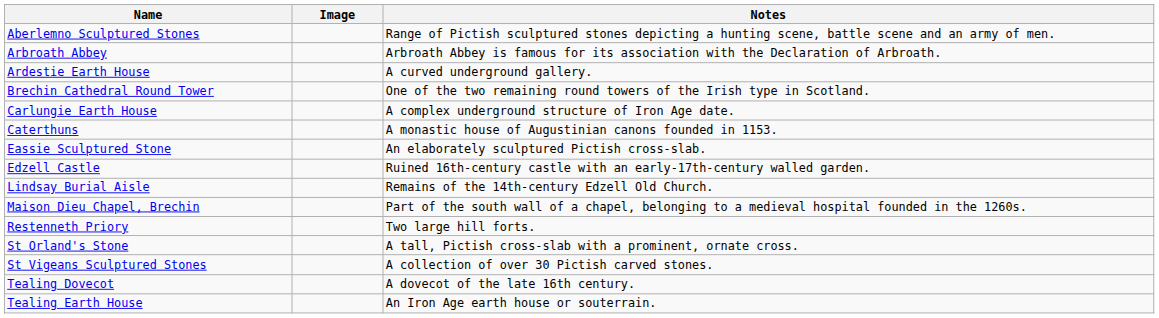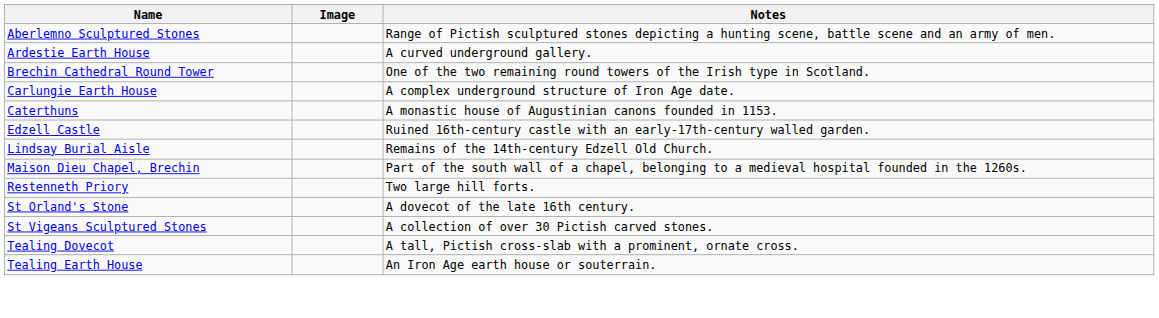- row: (57, 53)
- row: (89, 149)
(592, 245) A tall, Pictish cross-slab with a prominent, ornate cross. -> (510, 207) A dovecot of the late 16th century.
(510, 284) A dovecot of the late 16th century. -> (592, 245) A tall, Pictish cross-slab with a prominent, ornate cross.
